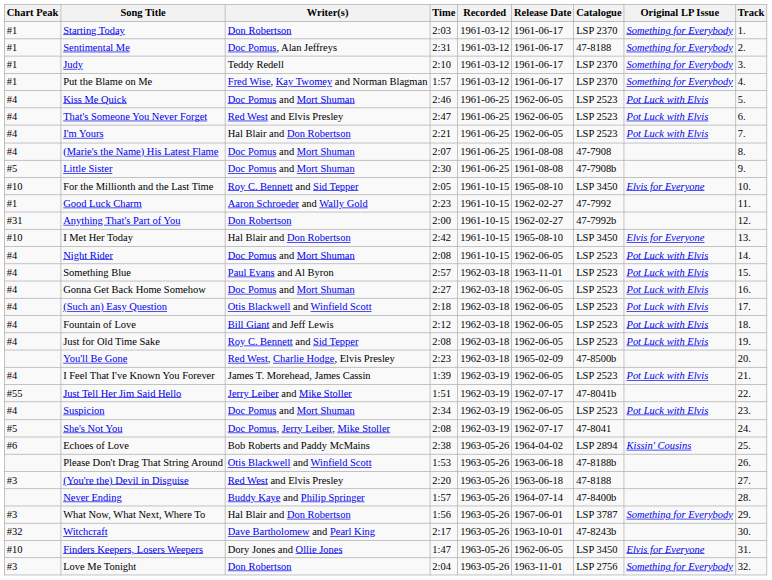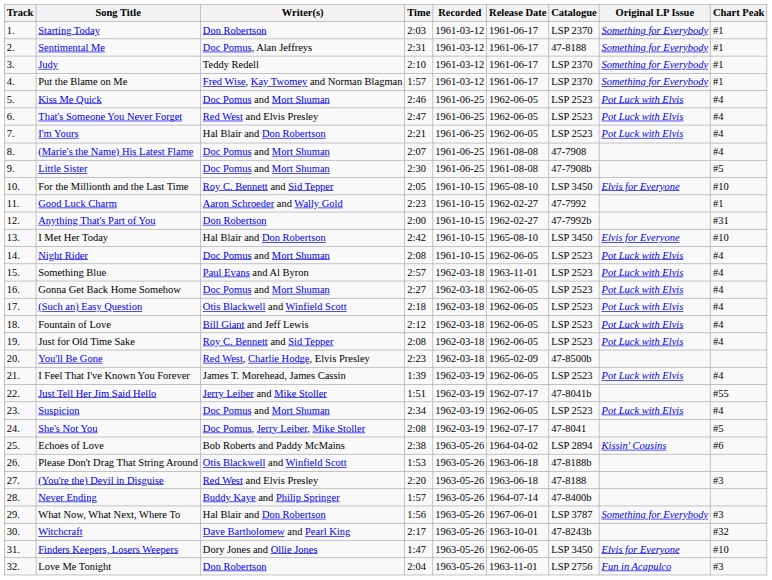columns swapped: (751, 13) <-> (33, 13)
(680, 566) Something for Everybody -> (636, 566) Fun in Acapulco
